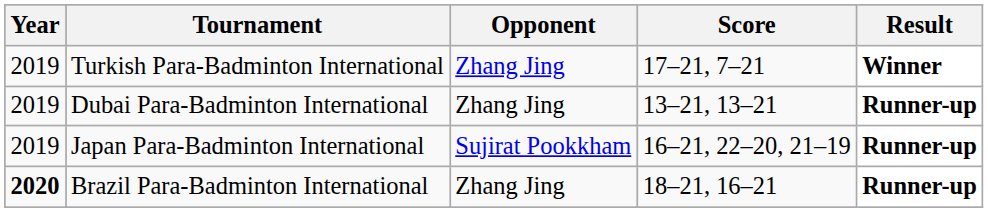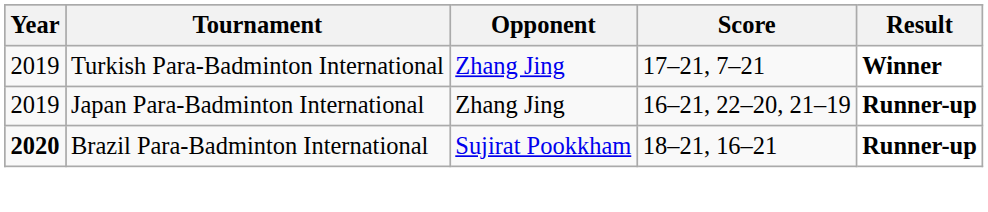- row: (250, 105)
(543, 146) Sujirat Pookkham -> (510, 105) Zhang Jing
(510, 186) Zhang Jing -> (543, 146) Sujirat Pookkham
